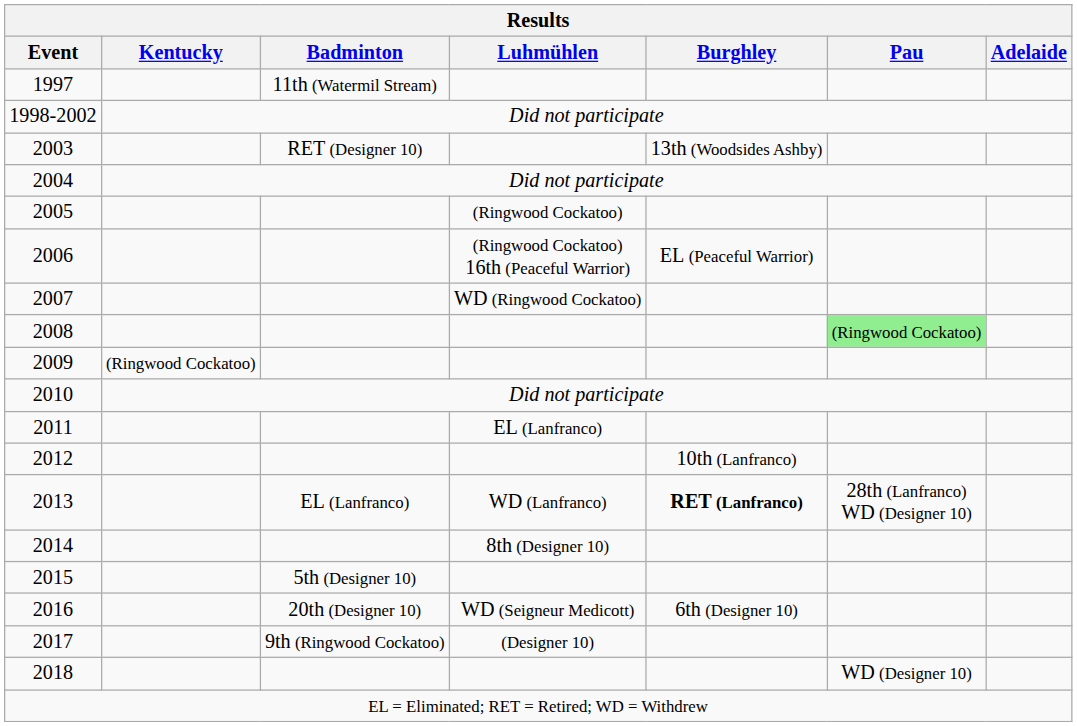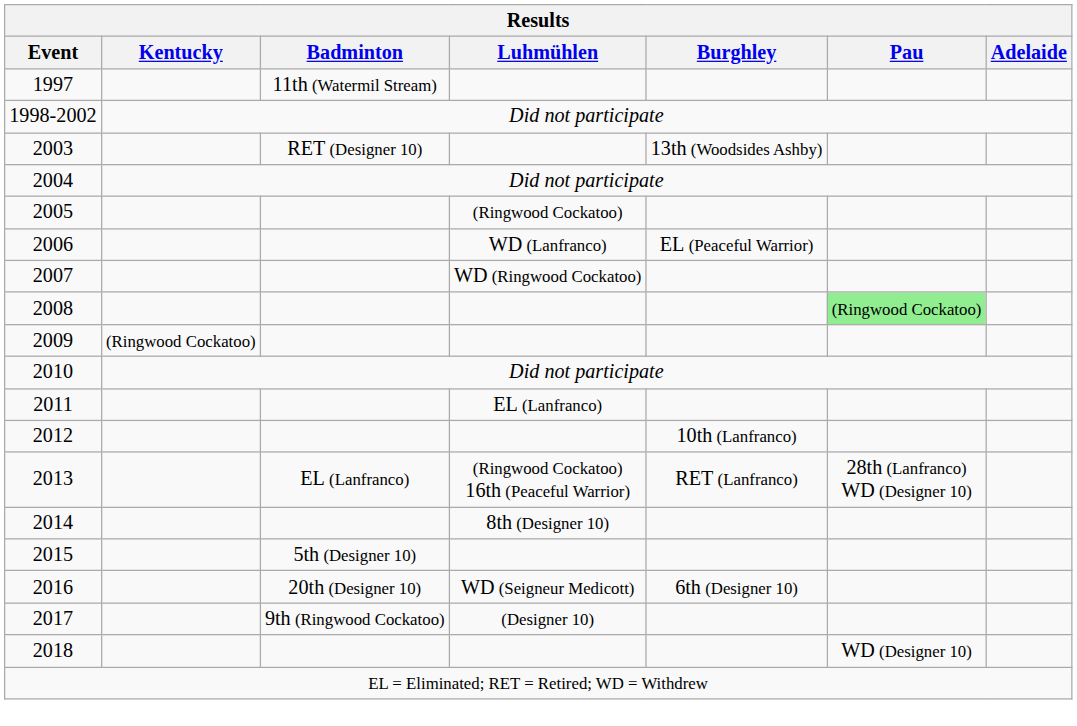(548, 256) (Ringwood Cockatoo) 16th (Peaceful Warrior) -> (548, 244) WD (Lanfranco)
(548, 502) WD (Lanfranco) -> (548, 480) (Ringwood Cockatoo) 16th (Peaceful Warrior)
(737, 502) bold -> (737, 479) normal
